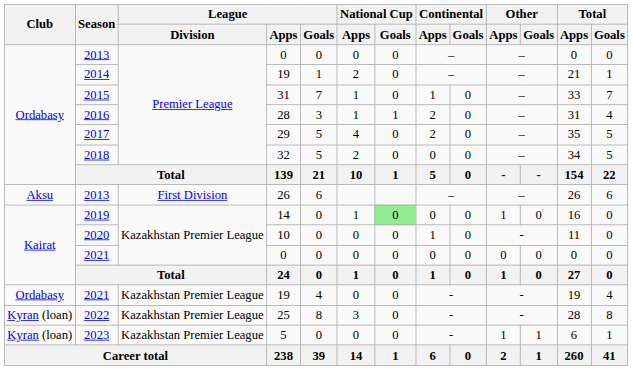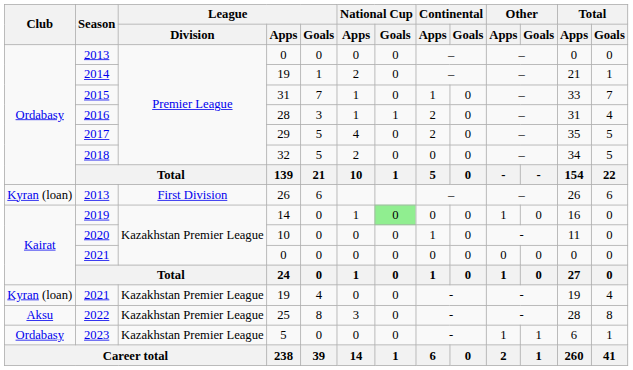(40, 194) Aksu -> (40, 194) Kyran (loan)
(40, 295) Ordabasy -> (40, 295) Kyran (loan)
(40, 315) Kyran (loan) -> (40, 315) Aksu
(40, 335) Kyran (loan) -> (40, 335) Ordabasy
